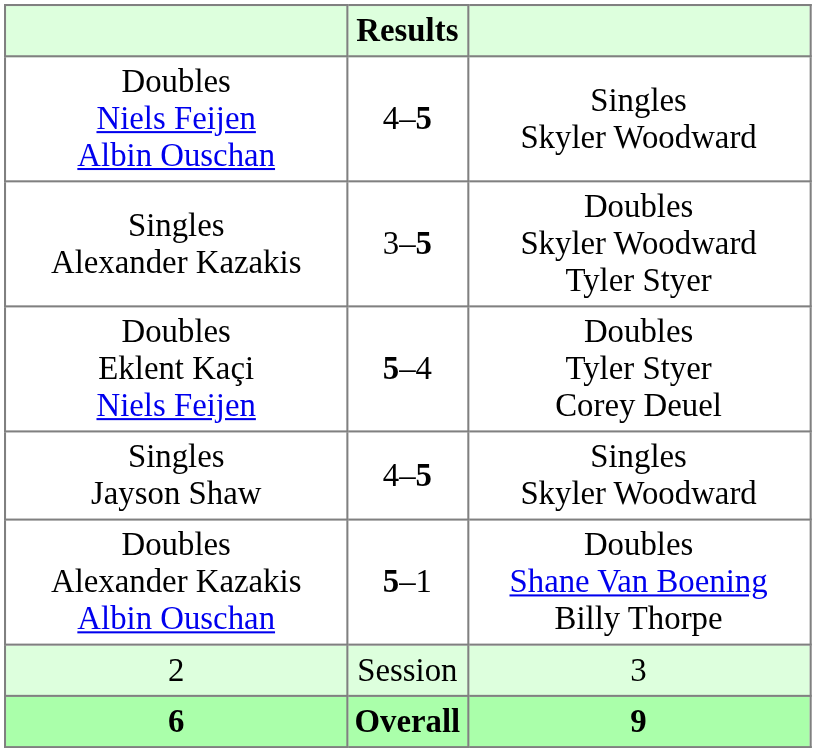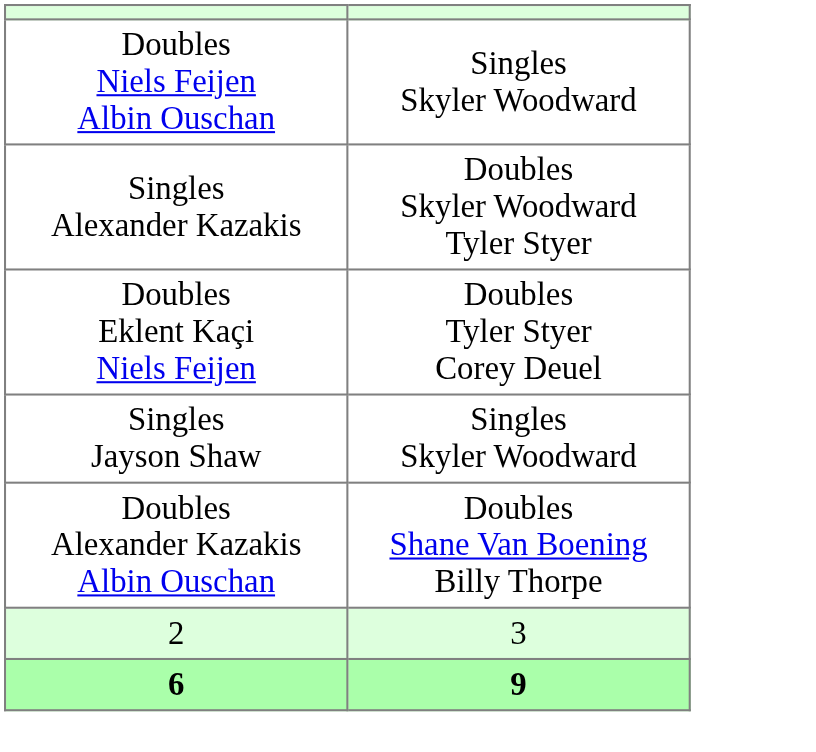- column: (407, 30)
